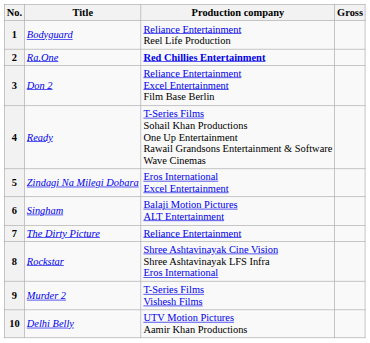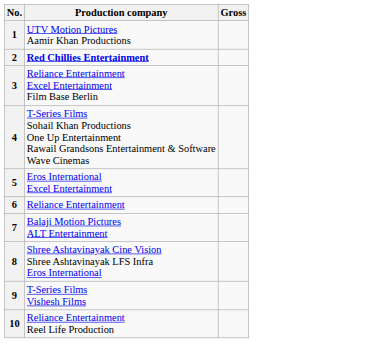- column: (83, 12)
(192, 35) Reliance Entertainment Reel Life Production -> (79, 35) UTV Motion Pictures Aamir Khan Productions
(191, 211) Balaji Motion Pictures ALT Entertainment -> (76, 205) Reliance Entertainment
(192, 233) Reliance Entertainment -> (74, 227) Balaji Motion Pictures ALT Entertainment
(195, 323) UTV Motion Pictures Aamir Khan Productions -> (76, 323) Reliance Entertainment Reel Life Production
